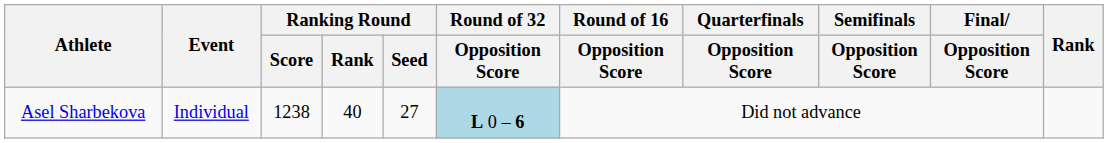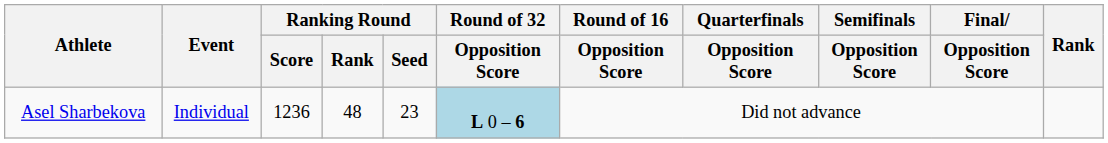(291, 112) 1238 -> (291, 112) 1236
(352, 112) 40 -> (352, 112) 48
(409, 112) 27 -> (409, 112) 23
